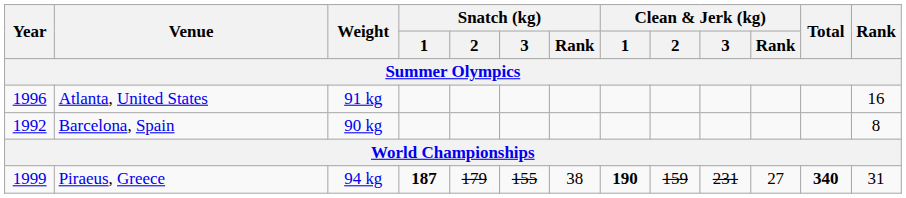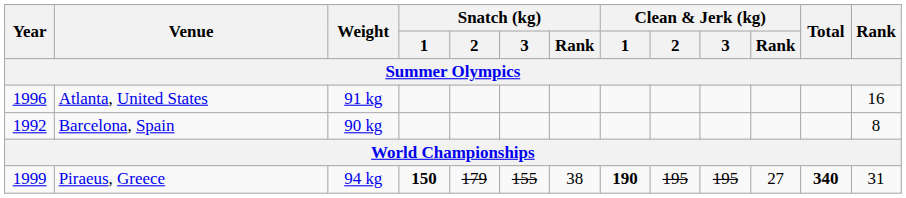(424, 179) 187 -> (424, 179) 150
(675, 179) 159 -> (675, 179) 195
(725, 179) 231 -> (725, 179) 195
